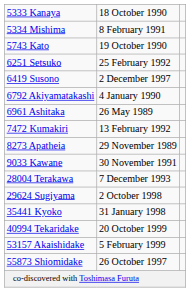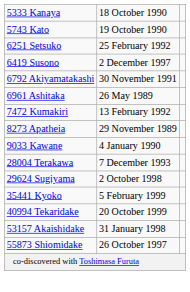- row: (36, 29)
(130, 96) 4 January 1990 -> (138, 79) 30 November 1991
(138, 162) 30 November 1991 -> (130, 146) 4 January 1990
(132, 212) 31 January 1998 -> (132, 196) 5 February 1999
(132, 245) 5 February 1999 -> (132, 229) 31 January 1998
